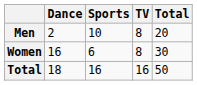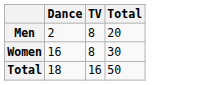- column: (109, 14)
